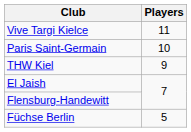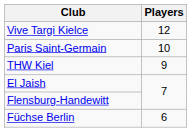(164, 30) 11 -> (164, 30) 12
(164, 118) 5 -> (164, 118) 6
